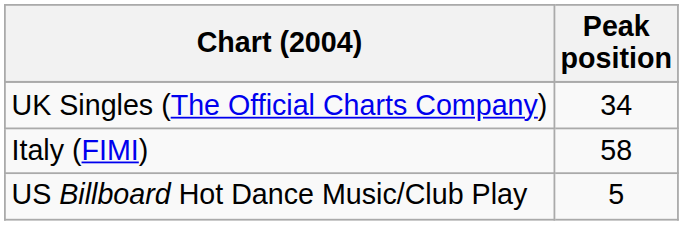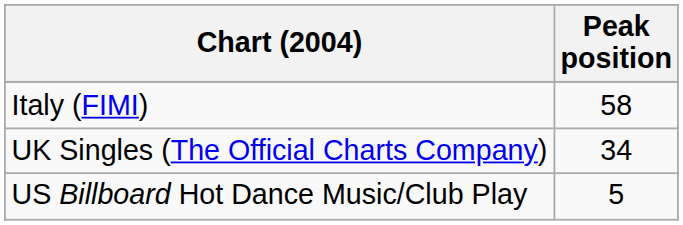rows swapped: (80, 150) <-> (279, 104)
